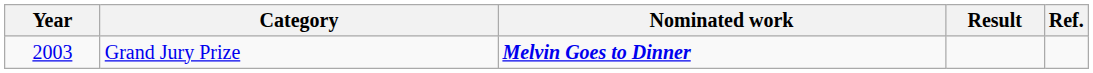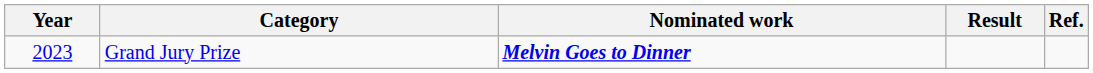(52, 52) 2003 -> (52, 52) 2023
